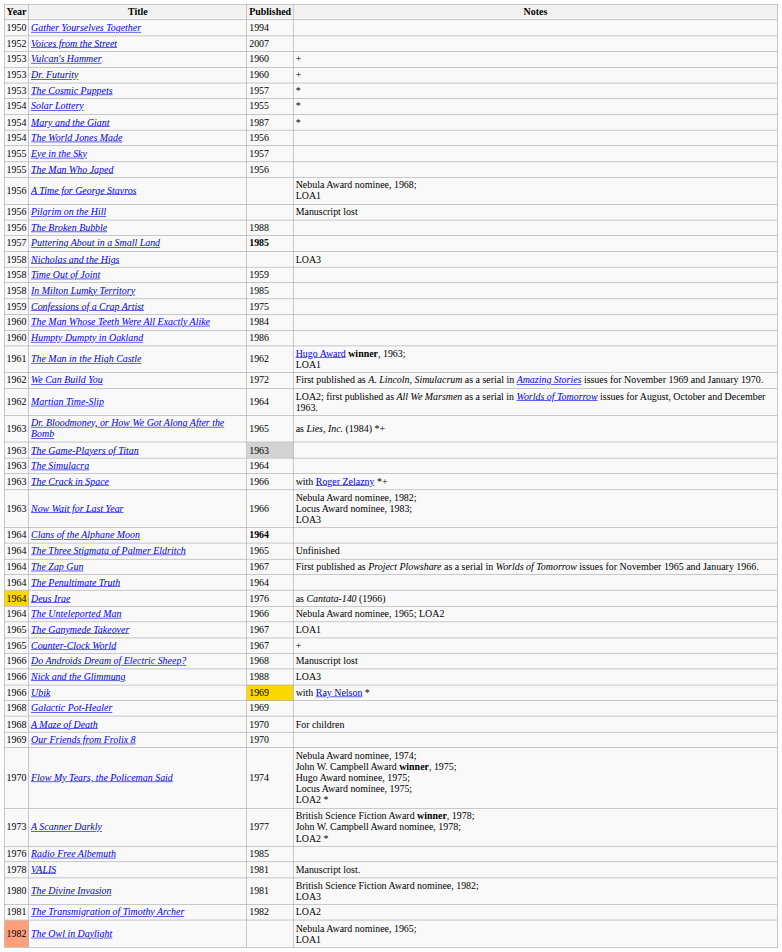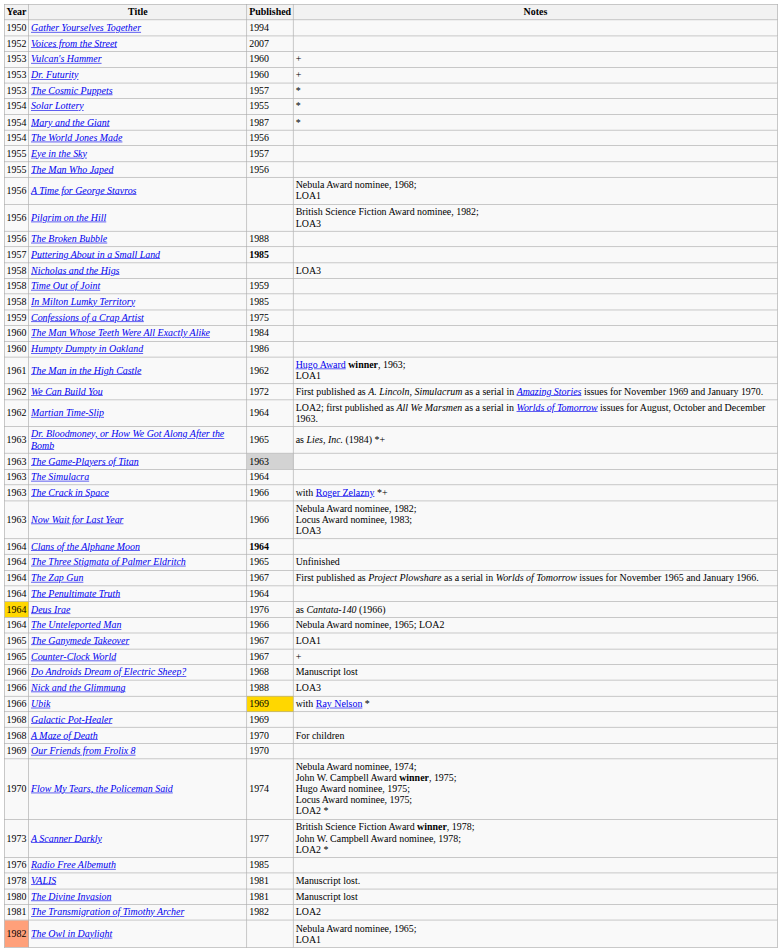(327, 212) Manuscript lost -> (387, 217) British Science Fiction Award nominee, 1982; LOA3
(387, 891) British Science Fiction Award nominee, 1982; LOA3 -> (327, 896) Manuscript lost
